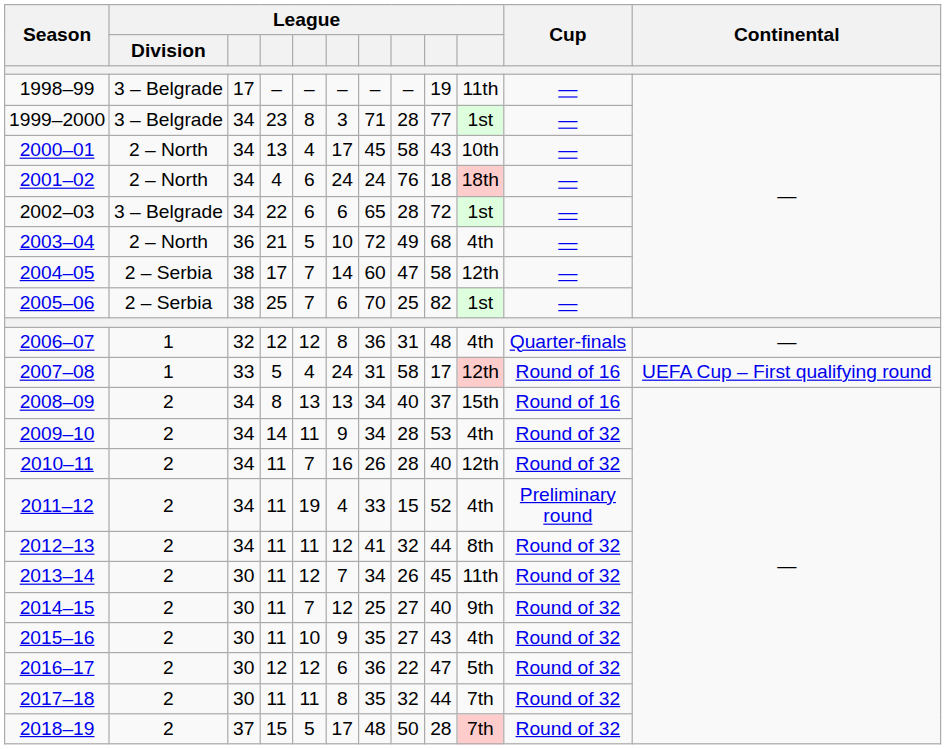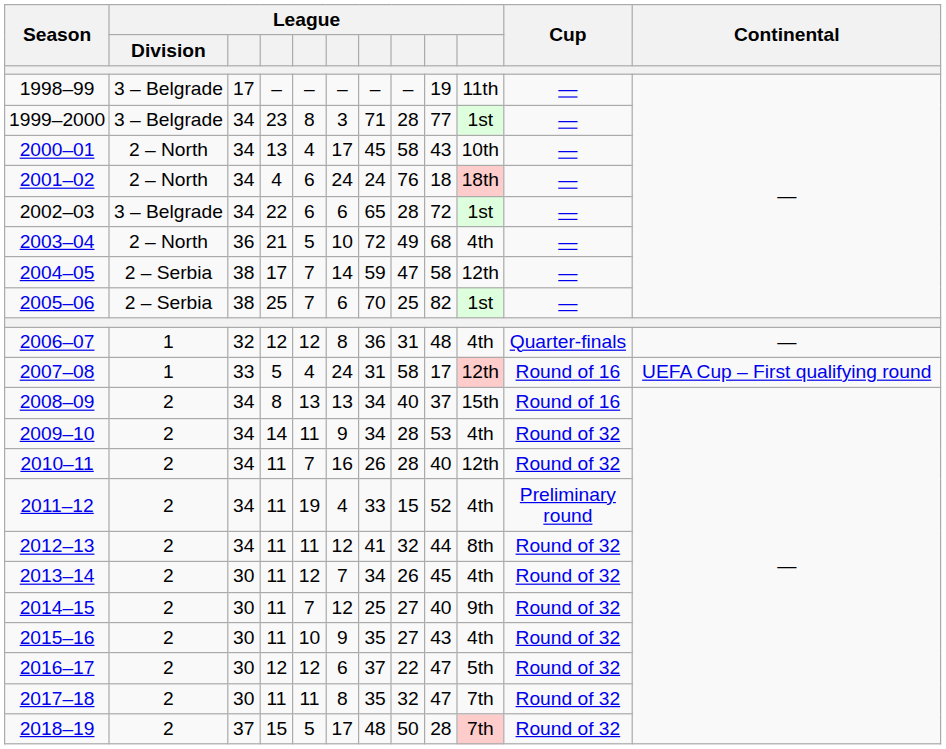(375, 272) 60 -> (375, 272) 59
(480, 576) 11th -> (480, 576) 4th
(375, 668) 36 -> (375, 668) 37
(441, 698) 44 -> (441, 698) 47
